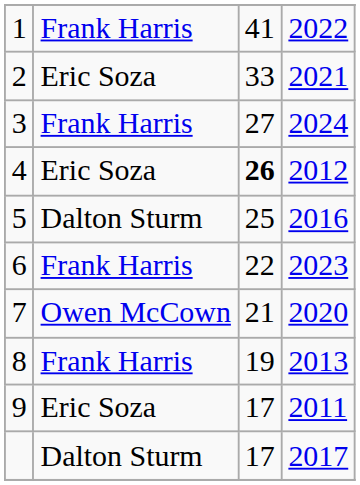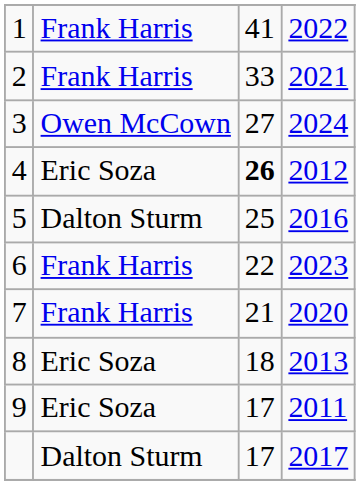(98, 75) Eric Soza -> (117, 75) Frank Harris
(117, 123) Frank Harris -> (136, 123) Owen McCown
(136, 312) Owen McCown -> (117, 312) Frank Harris
(117, 360) Frank Harris -> (98, 360) Eric Soza
(260, 360) 19 -> (260, 360) 18
